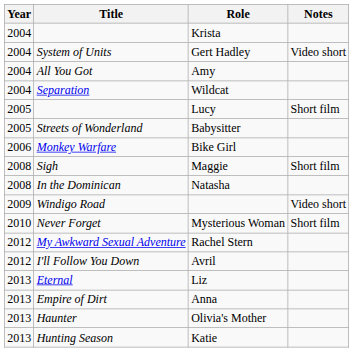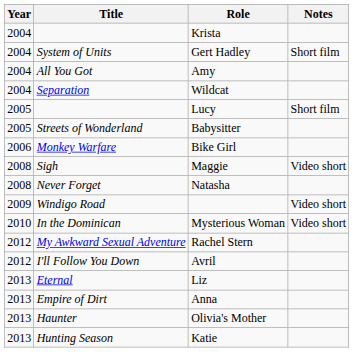(318, 52) Video short -> (315, 52) Short film
(315, 166) Short film -> (318, 166) Video short
(79, 185) In the Dominican -> (69, 185) Never Forget
(69, 223) Never Forget -> (79, 223) In the Dominican
(315, 223) Short film -> (318, 223) Video short
